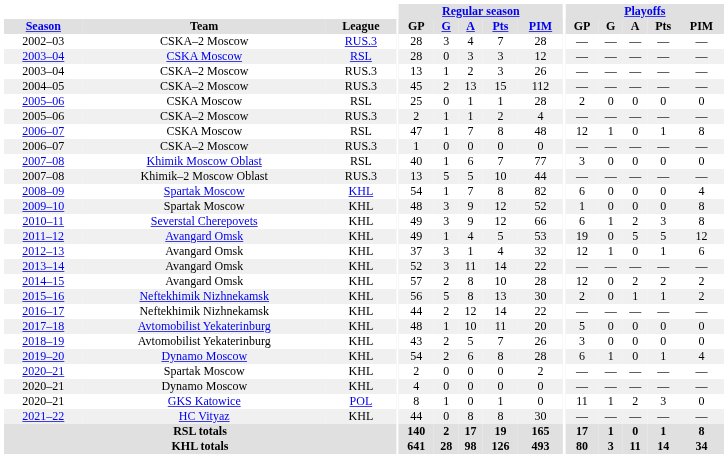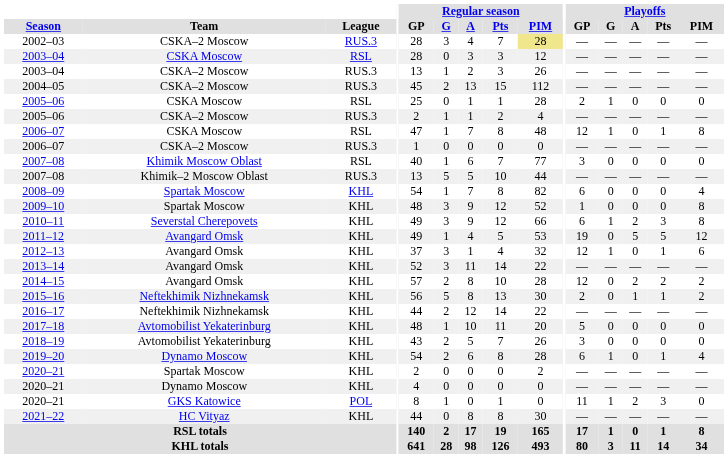(541, 41) no background -> (541, 41) khaki background
(611, 101) 0 -> (611, 101) 1
